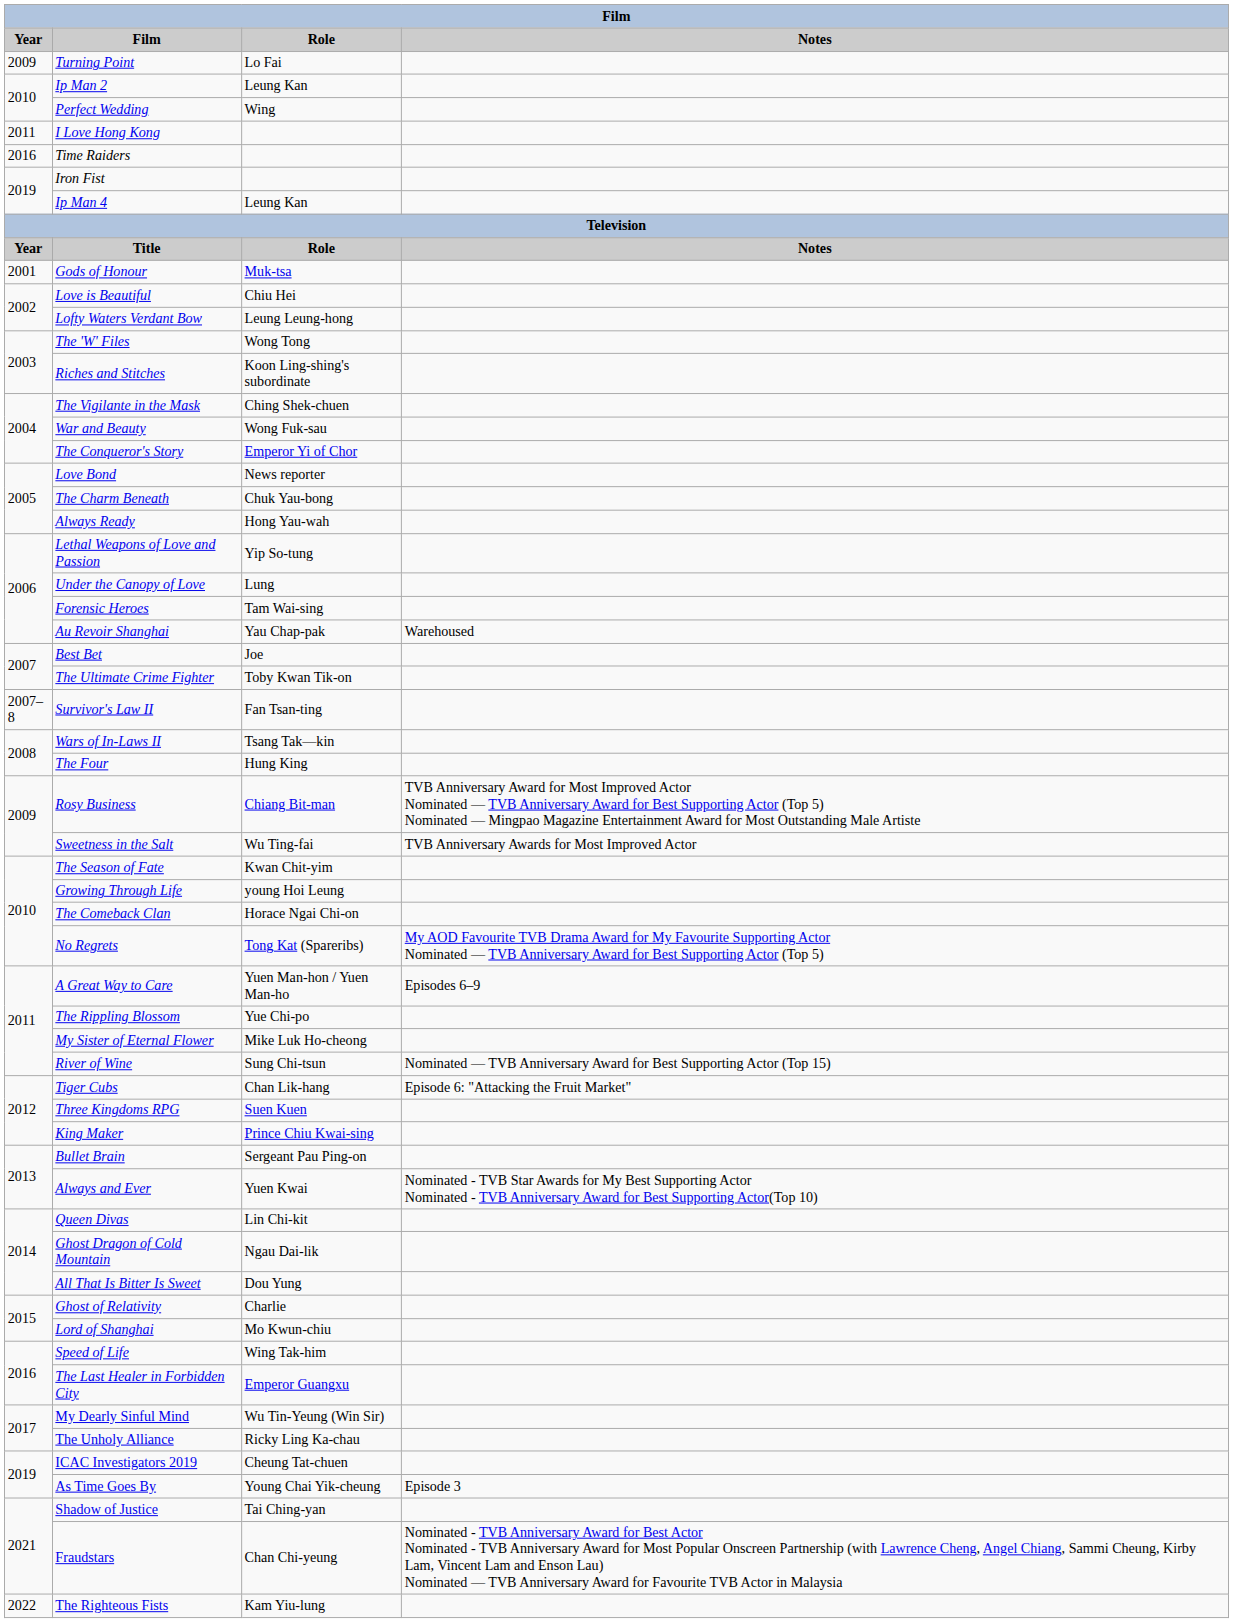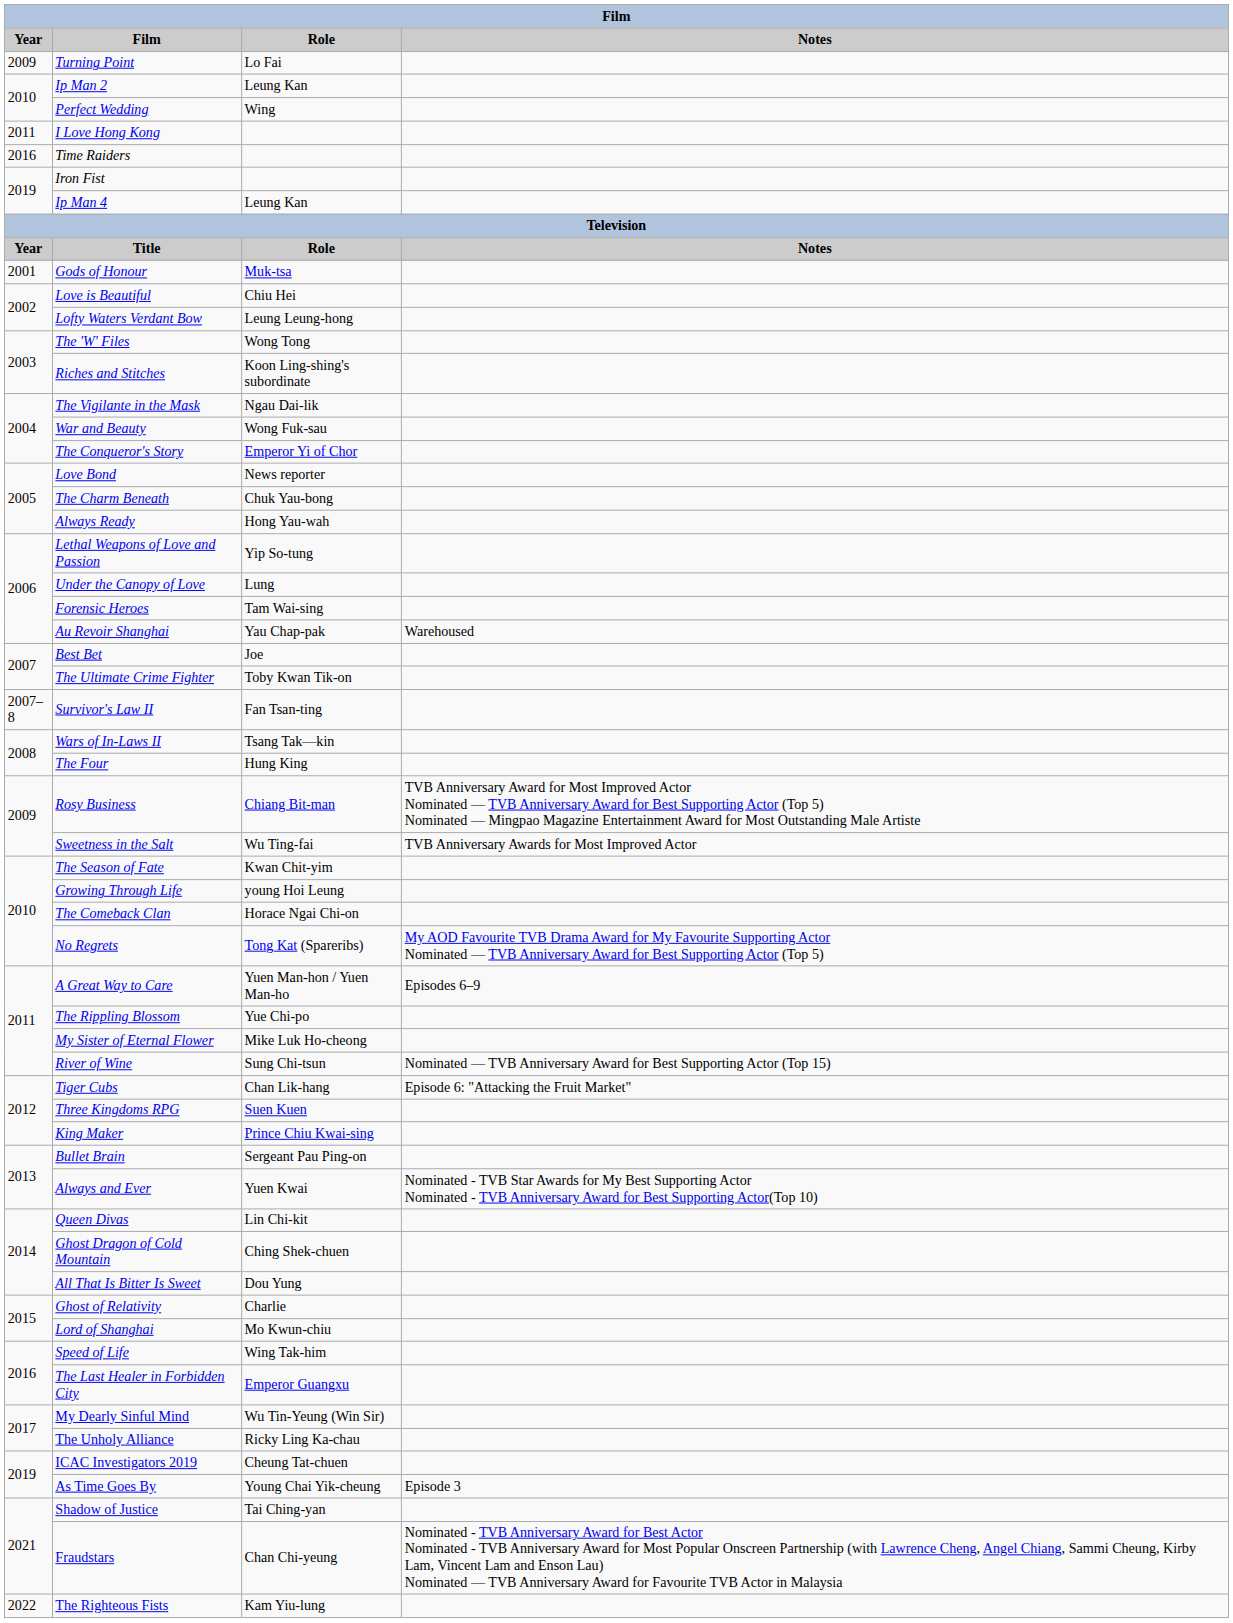(297, 405) Ching Shek-chuen -> (282, 405) Ngau Dai-lik
(282, 1252) Ngau Dai-lik -> (297, 1252) Ching Shek-chuen
